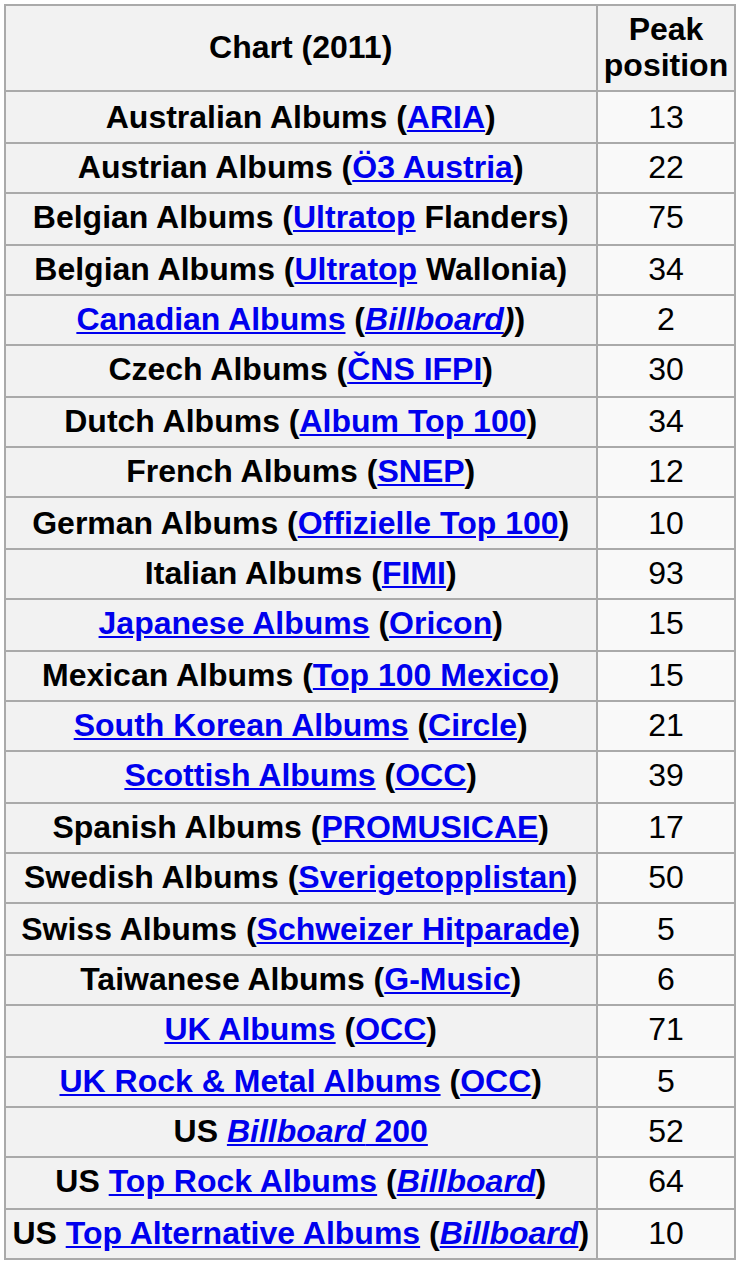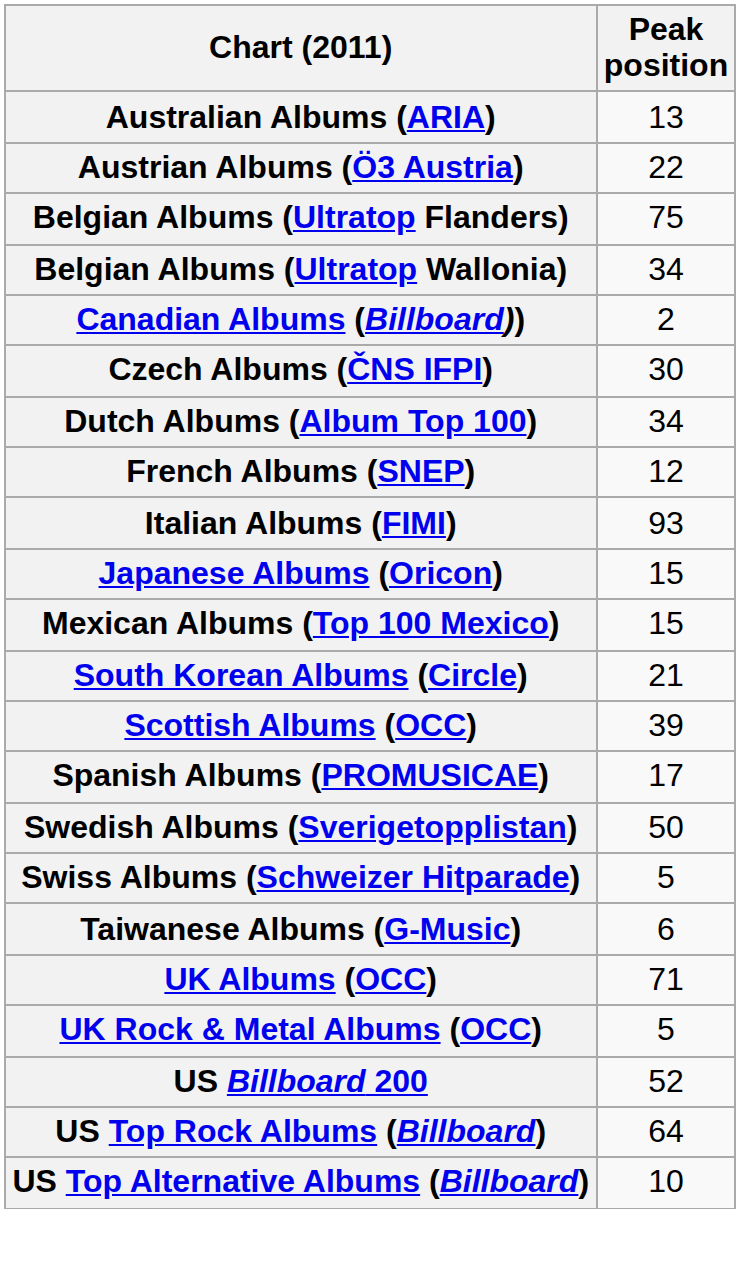- row: (301, 522)
